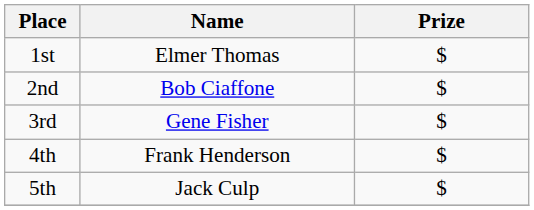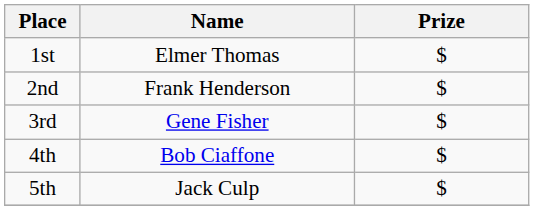(217, 88) Bob Ciaffone -> (217, 88) Frank Henderson
(217, 155) Frank Henderson -> (217, 155) Bob Ciaffone
